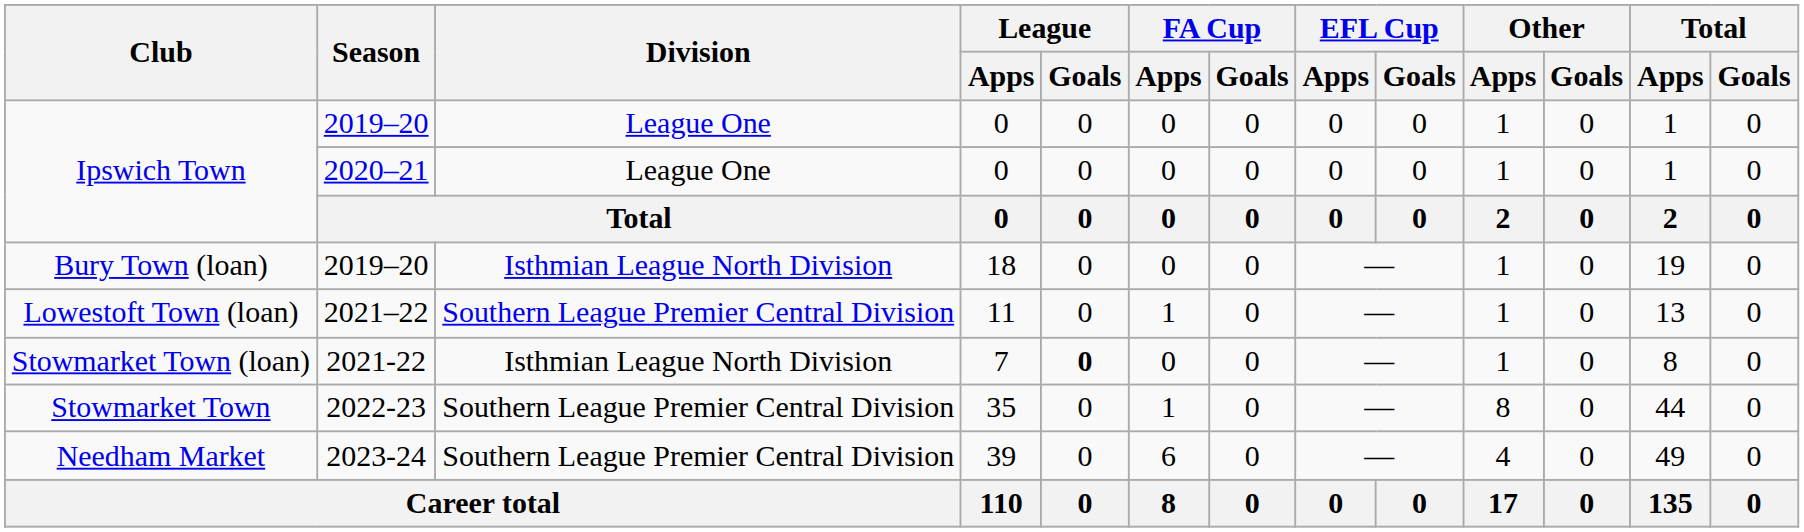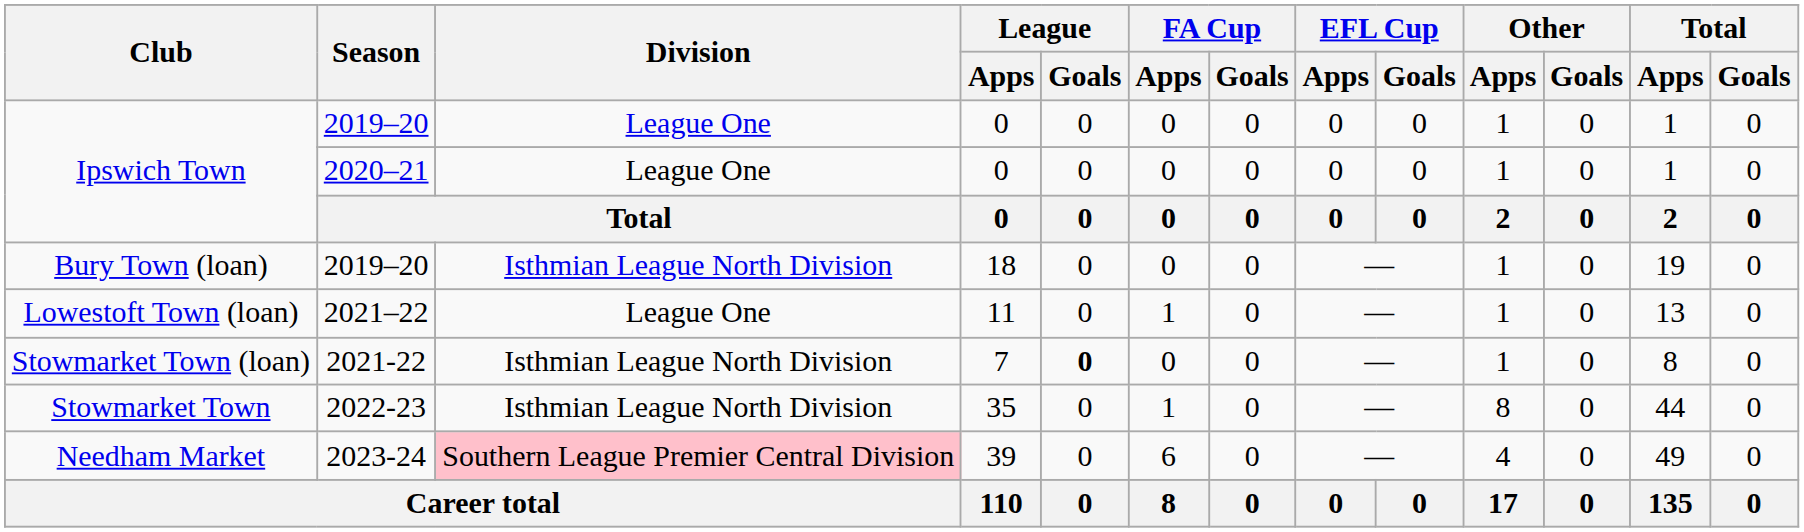(698, 312) Southern League Premier Central Division -> (698, 312) League One
(698, 407) Southern League Premier Central Division -> (698, 407) Isthmian League North Division
(698, 455) no background -> (698, 455) pink background
